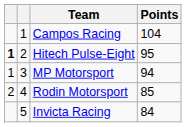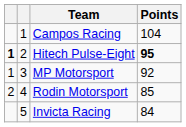(147, 53) normal -> (147, 53) bold
(147, 72) 94 -> (147, 72) 92
